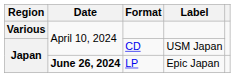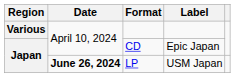(194, 47) USM Japan -> (193, 47) Epic Japan
(193, 64) Epic Japan -> (194, 64) USM Japan
